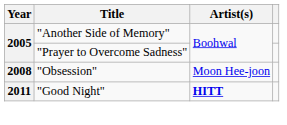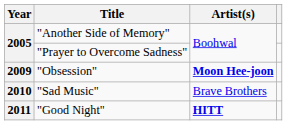(19, 71) 2008 -> (19, 71) 2009
(231, 71) normal -> (233, 71) bold
+ row: (68, 91)
